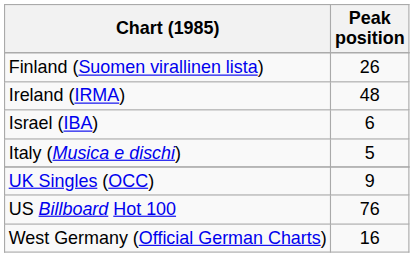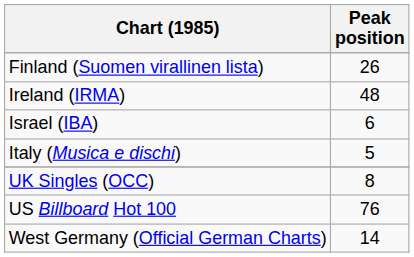(370, 180) 9 -> (370, 180) 8
(370, 237) 16 -> (370, 237) 14
